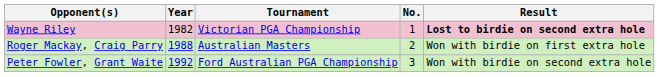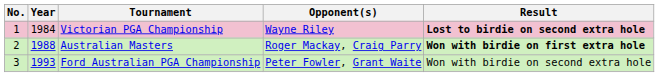columns swapped: (412, 13) <-> (85, 13)
(180, 30) 1982 -> (43, 30) 1984
(536, 47) normal -> (536, 47) bold
(180, 63) 1992 -> (43, 63) 1993
